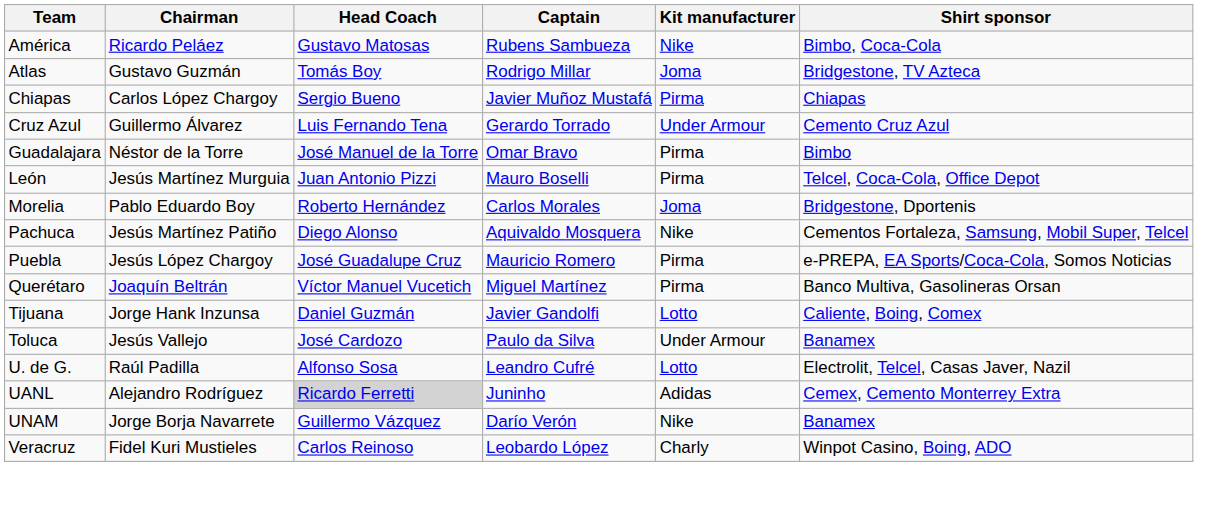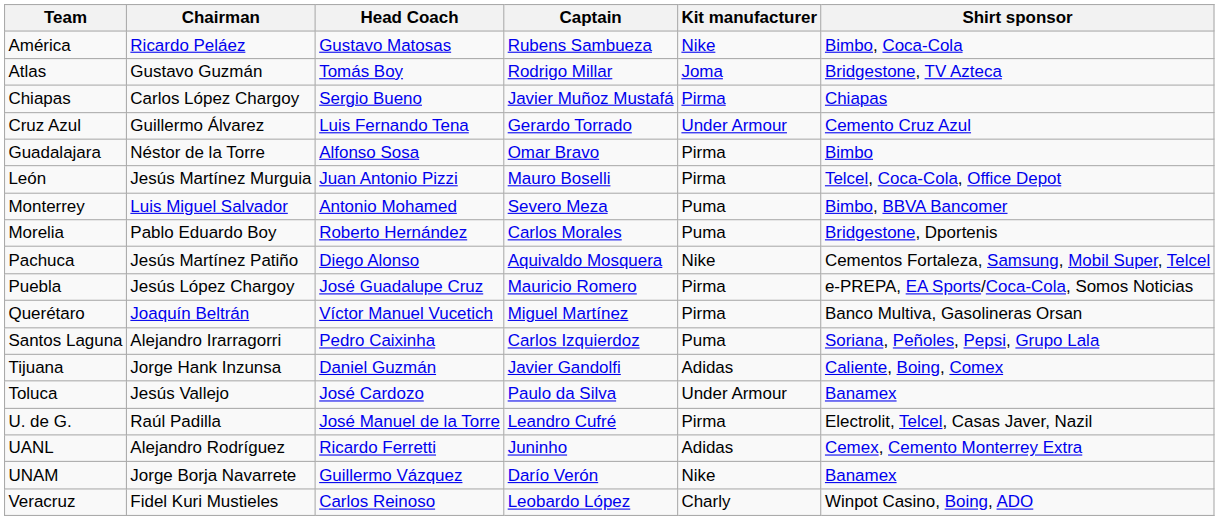(388, 152) José Manuel de la Torre -> (369, 152) Alfonso Sosa
+ row: (47, 206)
(680, 206) Joma -> (704, 233) Puma
+ row: (65, 340)
(679, 313) Lotto -> (707, 367) Adidas
(347, 367) Alfonso Sosa -> (410, 421) José Manuel de la Torre
(679, 367) Lotto -> (704, 421) Pirma
(356, 394) lightgrey background -> (378, 448) no background
